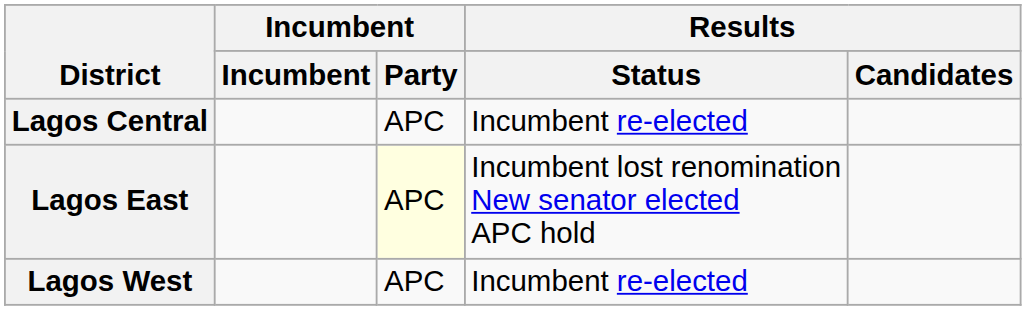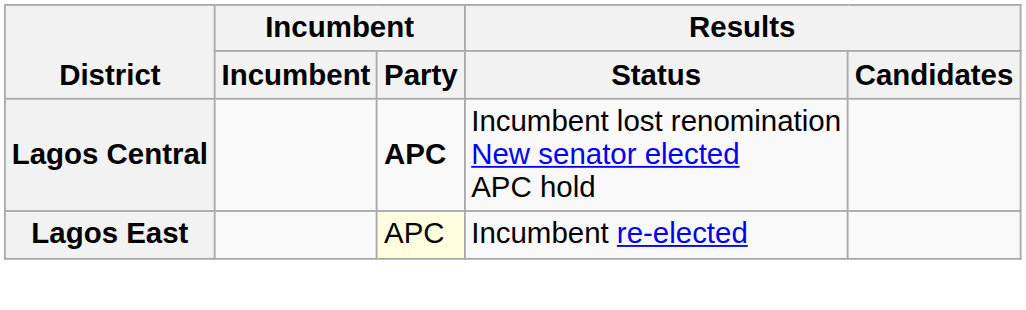(414, 121) normal -> (415, 154) bold
(610, 121) Incumbent re-elected -> (656, 154) Incumbent lost renomination New senator elected APC hold
(656, 201) Incumbent lost renomination New senator elected APC hold -> (610, 234) Incumbent re-elected
- row: (110, 280)
